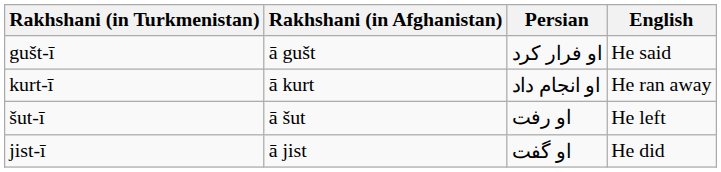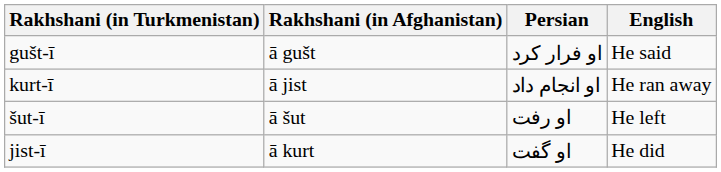(292, 85) ā kurt -> (288, 85) ā jist
(288, 150) ā jist -> (292, 150) ā kurt
